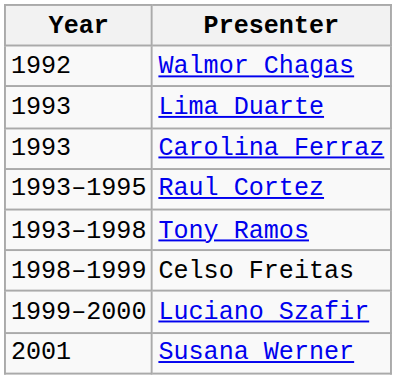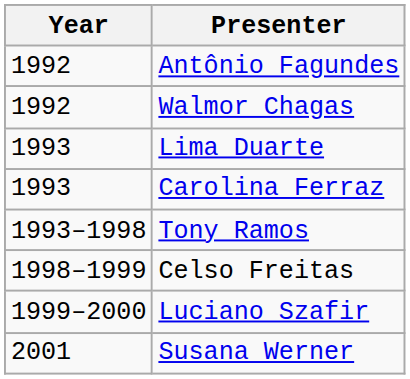+ row: (279, 66)
- row: (241, 189)
